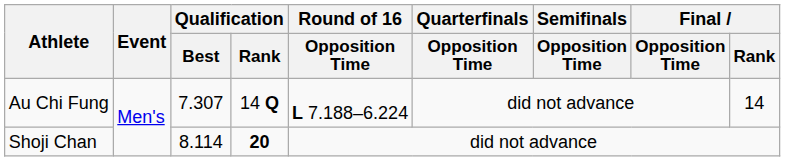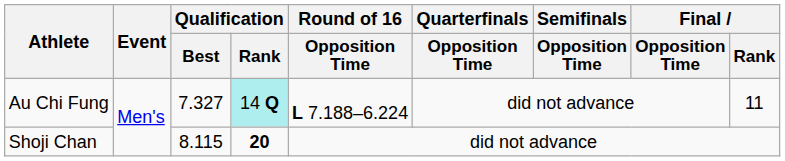(201, 103) 7.307 -> (201, 103) 7.327
(260, 103) no background -> (260, 103) paleturquoise background
(754, 103) 14 -> (754, 103) 11
(201, 142) 8.114 -> (201, 142) 8.115
